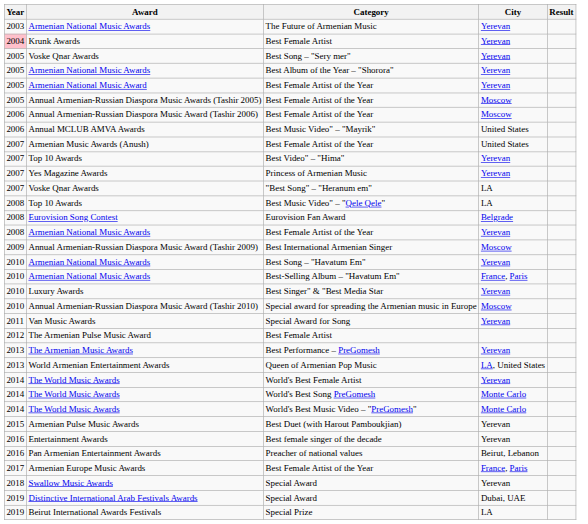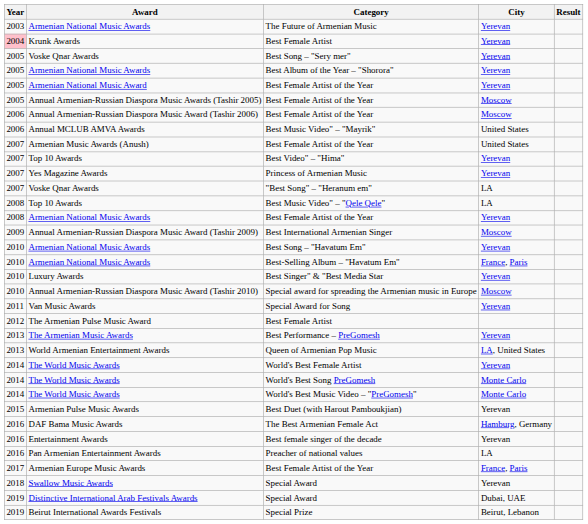- row: (73, 218)
+ row: (75, 424)
(510, 454) Beirut, Lebanon -> (487, 454) LA
(487, 512) LA -> (510, 512) Beirut, Lebanon
